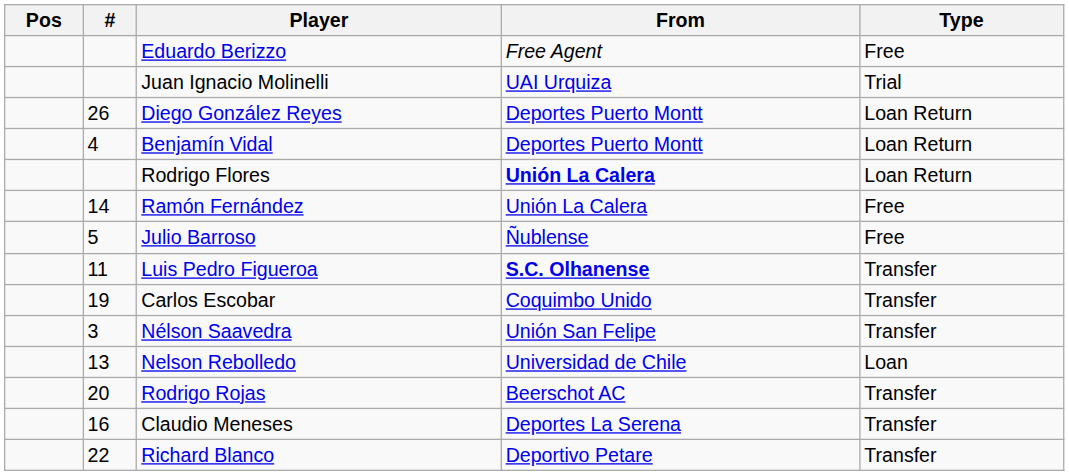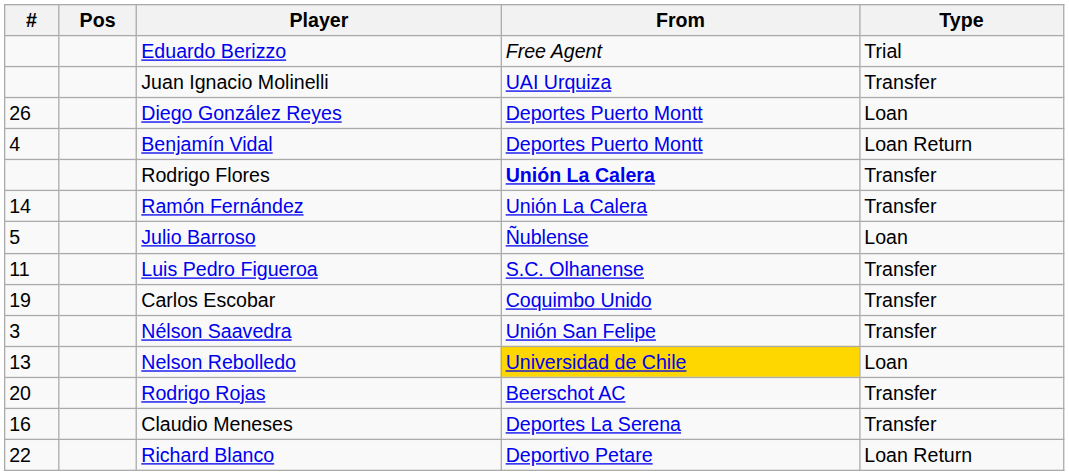columns swapped: (110, 20) <-> (44, 20)
(884, 51) Free -> (883, 51) Trial
(883, 82) Trial -> (900, 82) Transfer
(918, 113) Loan Return -> (886, 113) Loan
(918, 176) Loan Return -> (900, 176) Transfer
(884, 207) Free -> (900, 207) Transfer
(884, 238) Free -> (886, 238) Loan
(578, 269) bold -> (575, 269) normal
(596, 362) no background -> (596, 362) gold background
(900, 455) Transfer -> (918, 455) Loan Return
